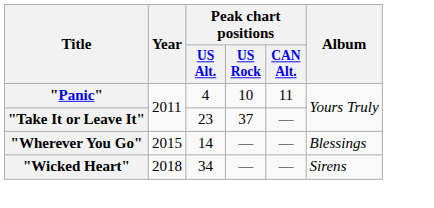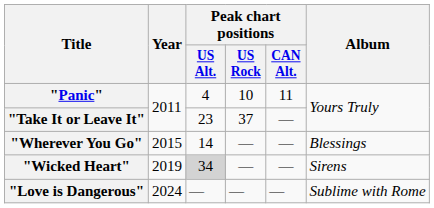(167, 167) 2018 -> (167, 167) 2019
(206, 167) no background -> (206, 167) lightgrey background
+ row: (76, 190)
